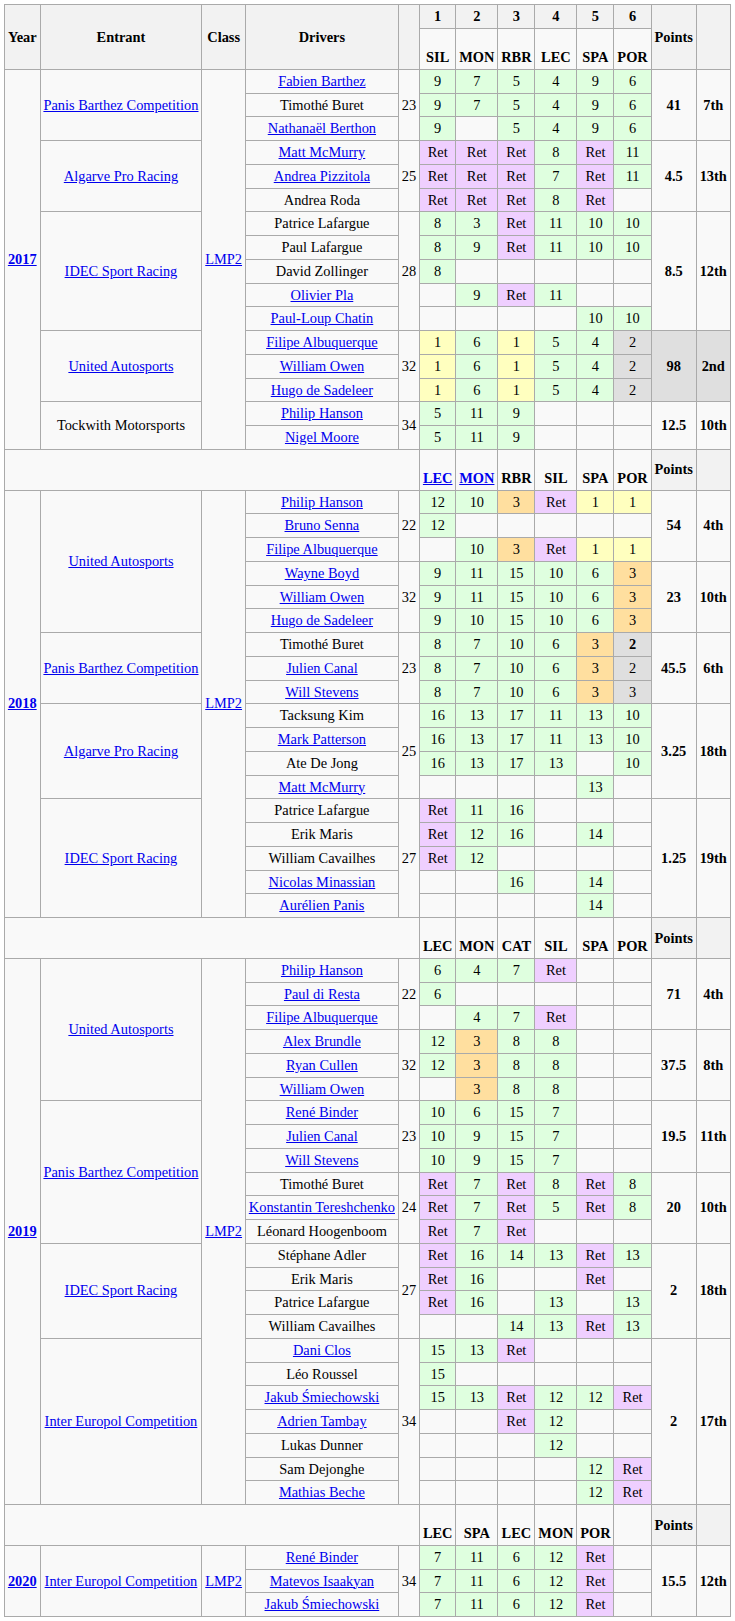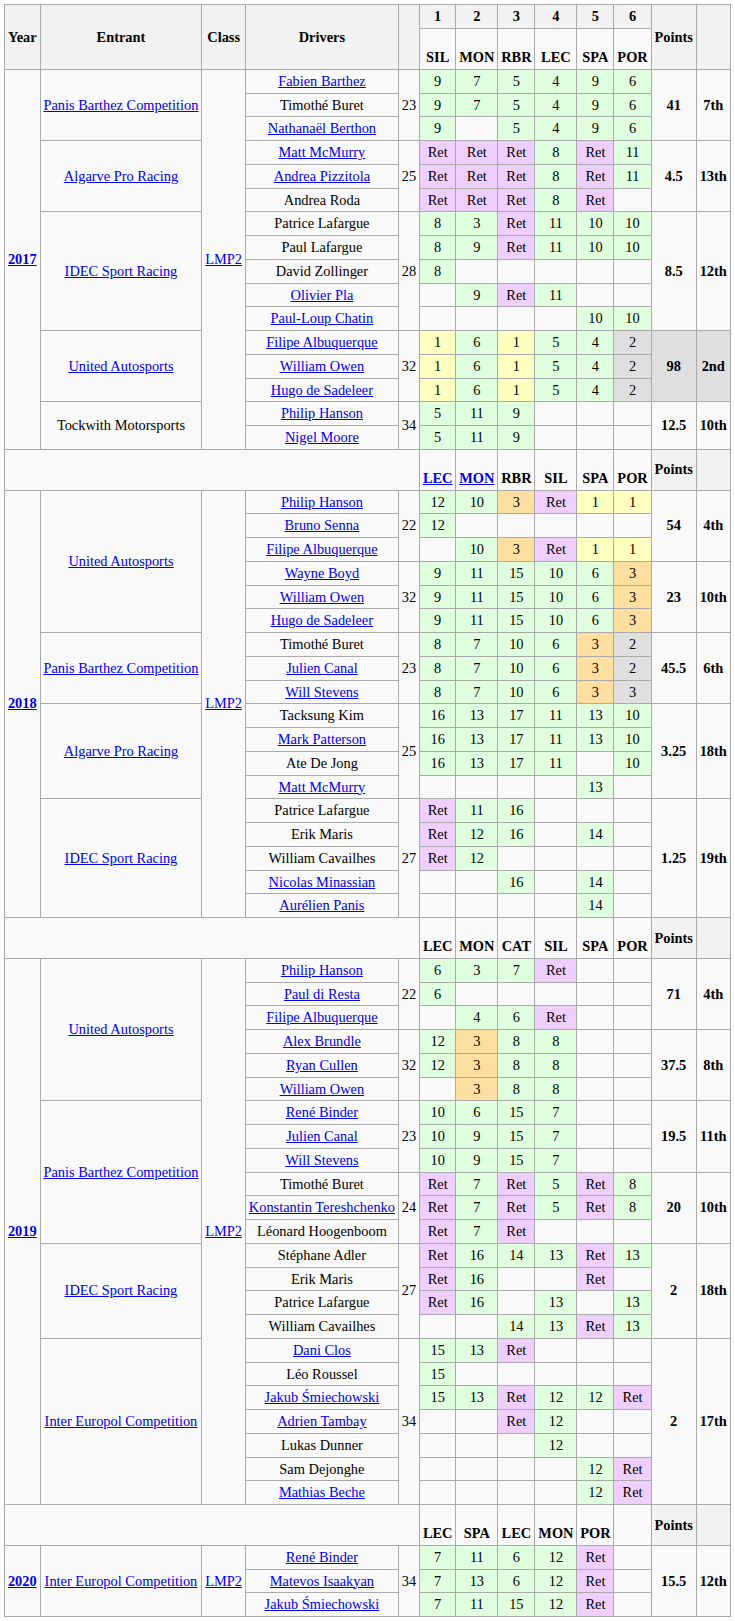(556, 176) 7 -> (556, 176) 8
(477, 620) 10 -> (477, 620) 11
(633, 644) bold -> (633, 644) normal
(556, 763) 13 -> (556, 763) 11
(477, 970) 4 -> (477, 970) 3
(516, 1017) 7 -> (516, 1017) 6
(556, 1184) 8 -> (556, 1184) 5
(477, 1581) 11 -> (477, 1581) 13
(516, 1604) 6 -> (516, 1604) 15
